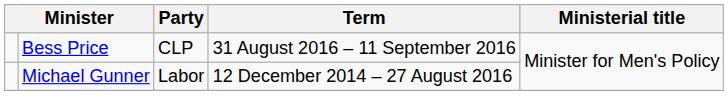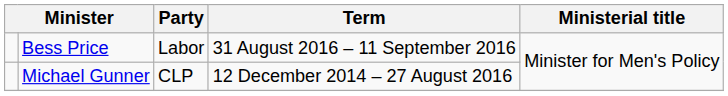(176, 47) CLP -> (181, 47) Labor
(181, 76) Labor -> (176, 76) CLP
